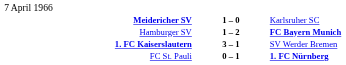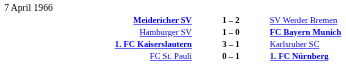(231, 20) 1 – 0 -> (231, 20) 1 – 2
(295, 20) Karlsruher SC -> (304, 20) SV Werder Bremen
(231, 32) 1 – 2 -> (231, 32) 1 – 0
(304, 44) SV Werder Bremen -> (295, 44) Karlsruher SC
